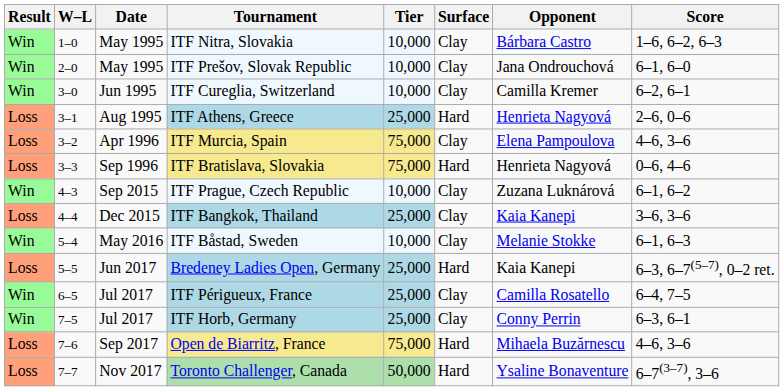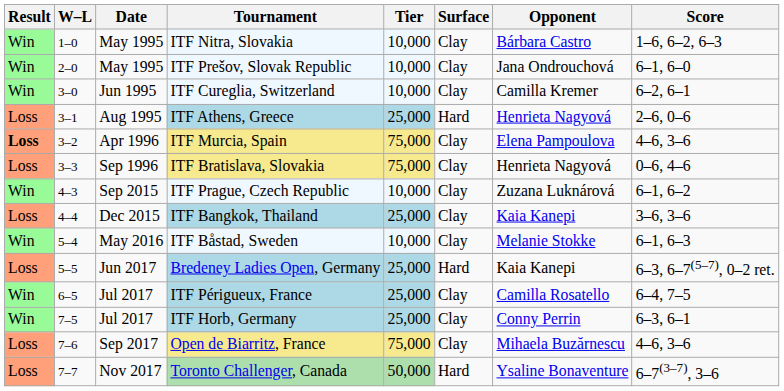(23, 141) normal -> (23, 141) bold
(454, 166) Hard -> (453, 166) Clay
(454, 344) Hard -> (453, 344) Clay
